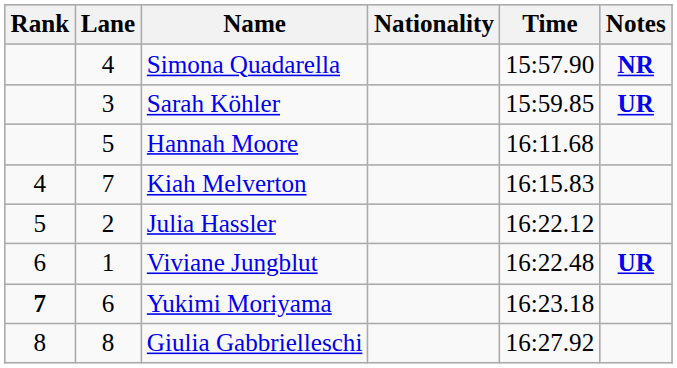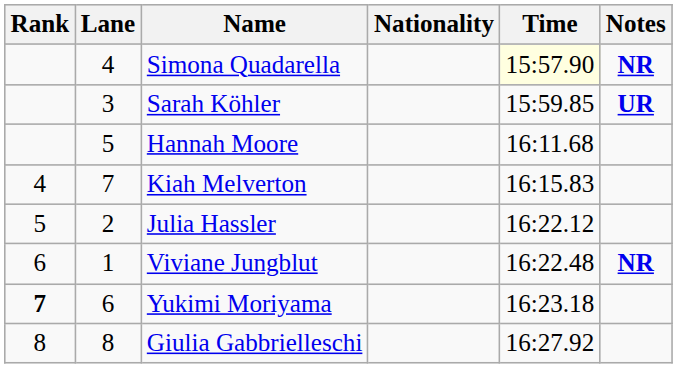(550, 64) no background -> (550, 64) lightyellow background
(636, 263) UR -> (636, 263) NR
